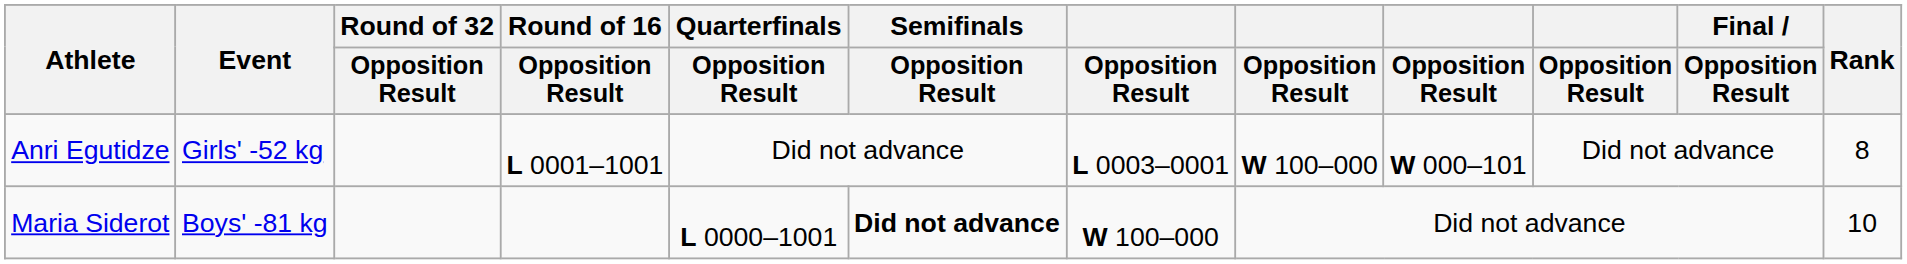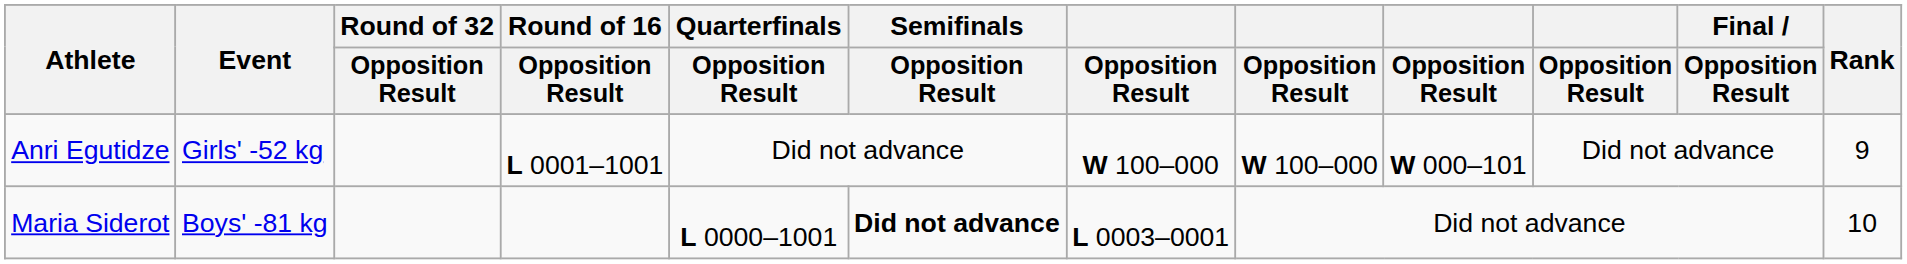(1151, 166) L 0003–0001 -> (1151, 166) W 100–000
(1862, 151) 8 -> (1862, 151) 9
(1151, 237) W 100–000 -> (1151, 237) L 0003–0001
